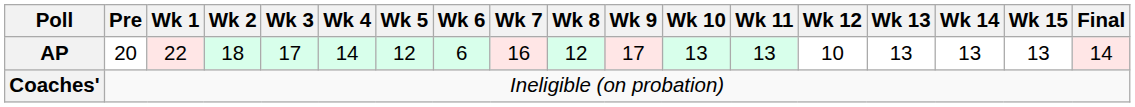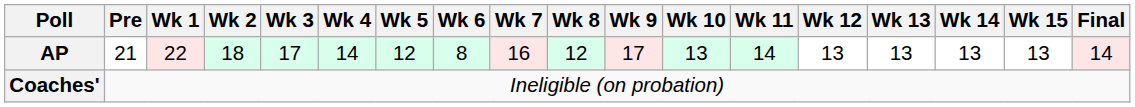(126, 53) 20 -> (126, 53) 21
(462, 53) 6 -> (462, 53) 8
(764, 53) 13 -> (764, 53) 14
(832, 53) 10 -> (832, 53) 13
